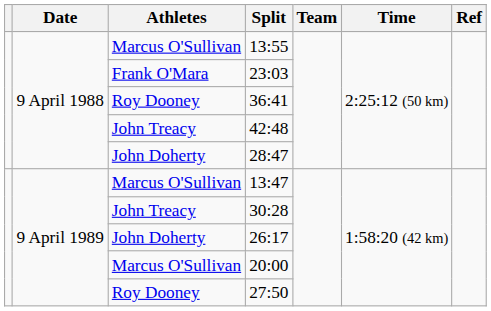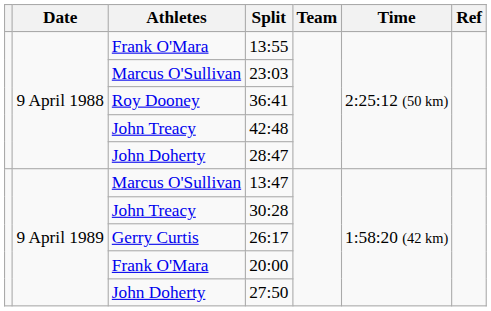(176, 45) Marcus O'Sullivan -> (160, 45) Frank O'Mara
(160, 73) Frank O'Mara -> (176, 73) Marcus O'Sullivan
(159, 237) John Doherty -> (155, 237) Gerry Curtis
(176, 264) Marcus O'Sullivan -> (160, 264) Frank O'Mara
(156, 292) Roy Dooney -> (159, 292) John Doherty
